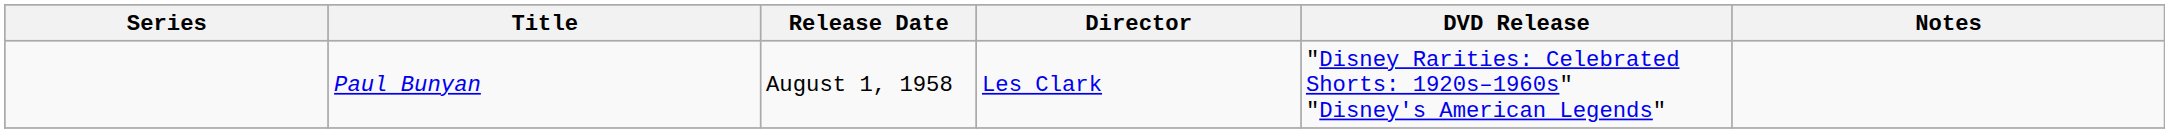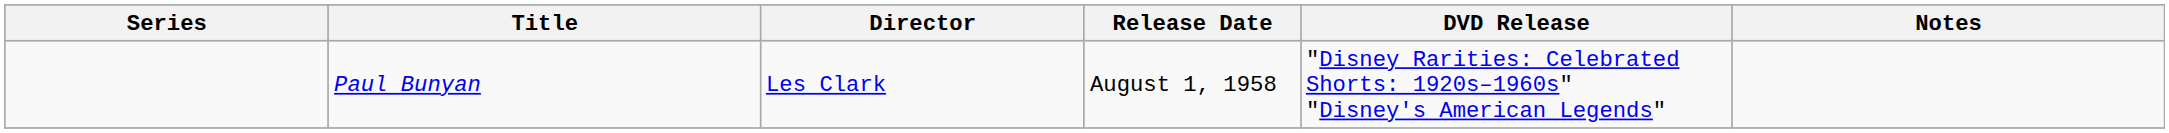columns swapped: (1139, 23) <-> (869, 23)
